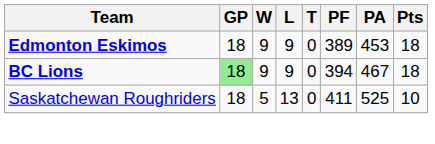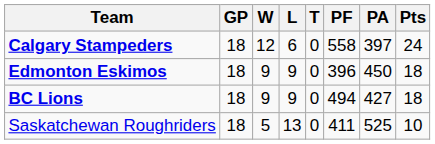+ row: (90, 44)
(339, 44) 389 -> (342, 71) 396
(375, 44) 453 -> (378, 71) 450
(236, 71) lightgreen background -> (236, 98) no background
(339, 71) 394 -> (342, 98) 494
(375, 71) 467 -> (378, 98) 427
